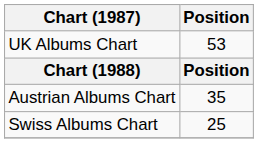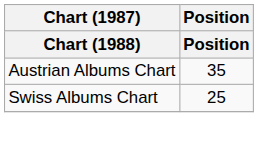- row: (73, 44)
